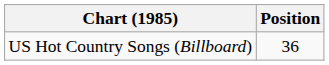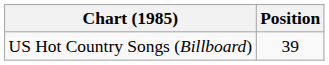(290, 45) 36 -> (290, 45) 39
